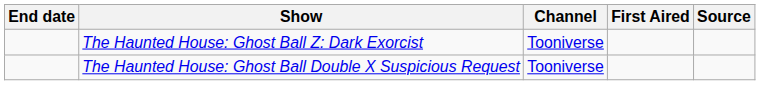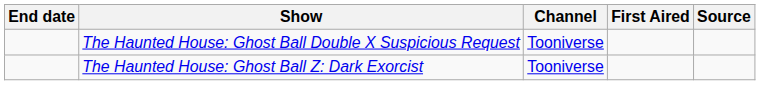rows swapped: (301, 67) <-> (253, 42)
